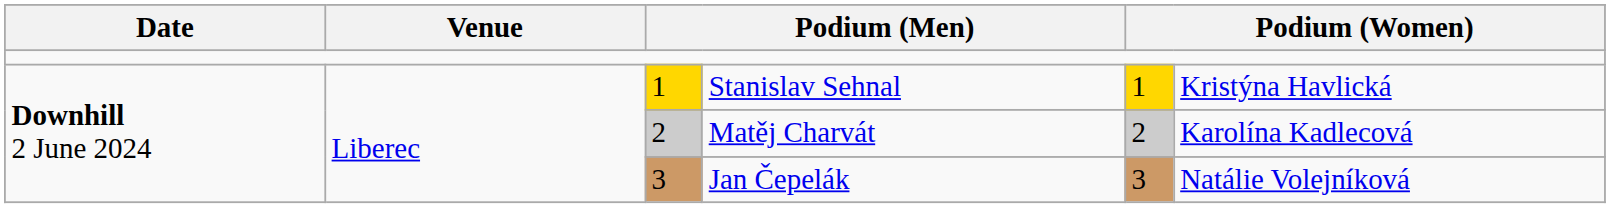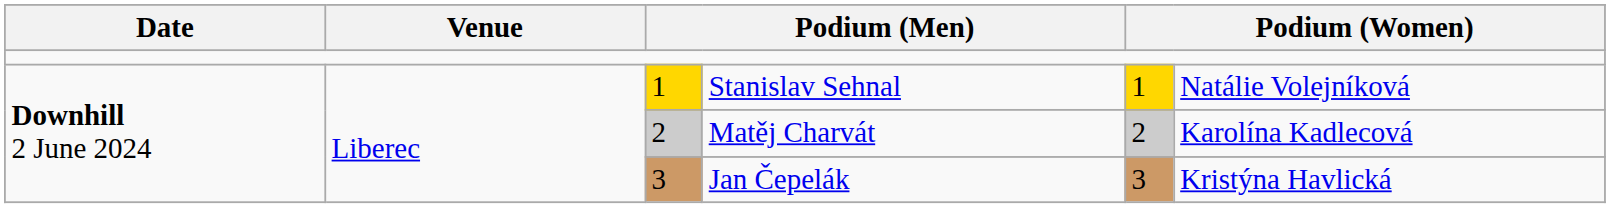(1286, 86) Kristýna Havlická -> (1295, 86) Natálie Volejníková
(1295, 178) Natálie Volejníková -> (1286, 178) Kristýna Havlická
